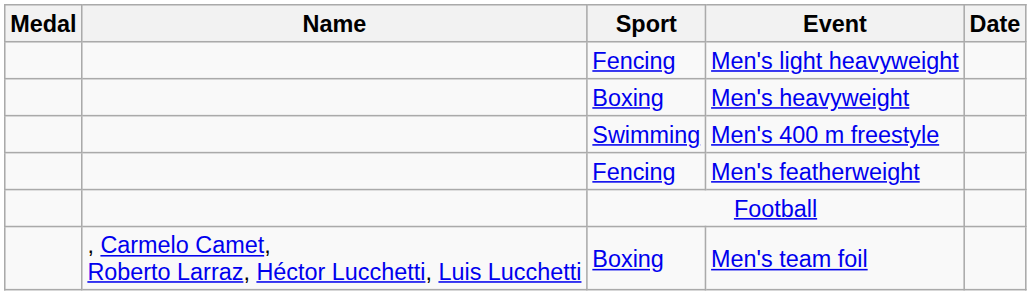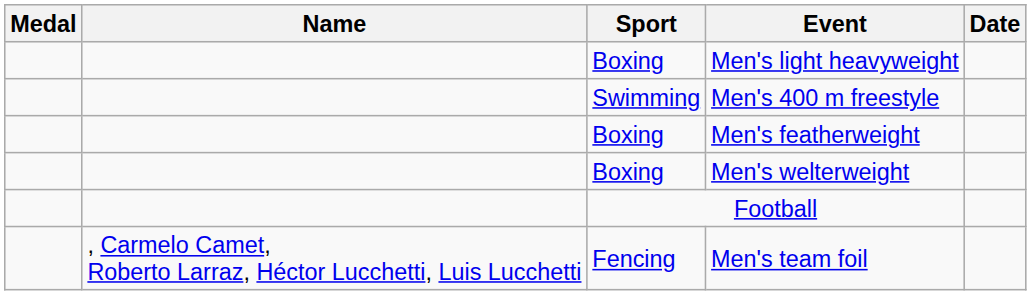(634, 61) Fencing -> (628, 61) Boxing
- row: (810, 98)
(634, 172) Fencing -> (628, 135) Boxing
+ row: (810, 172)
(628, 259) Boxing -> (634, 259) Fencing
